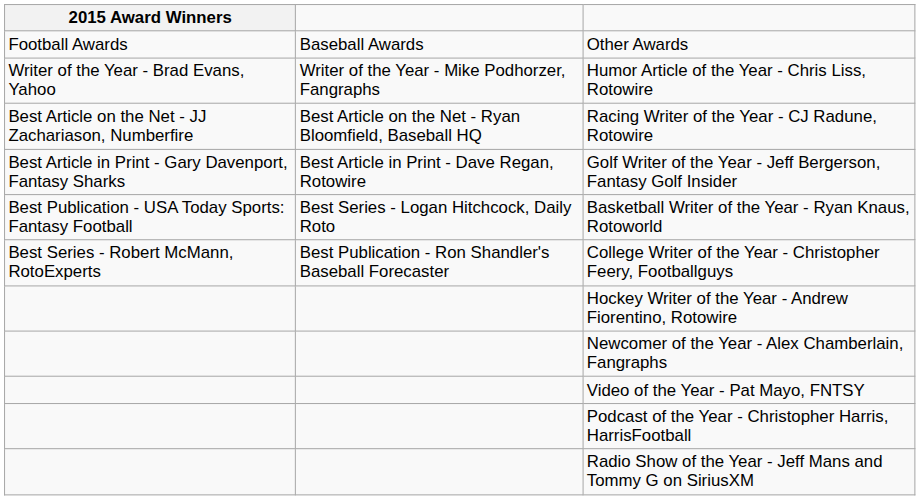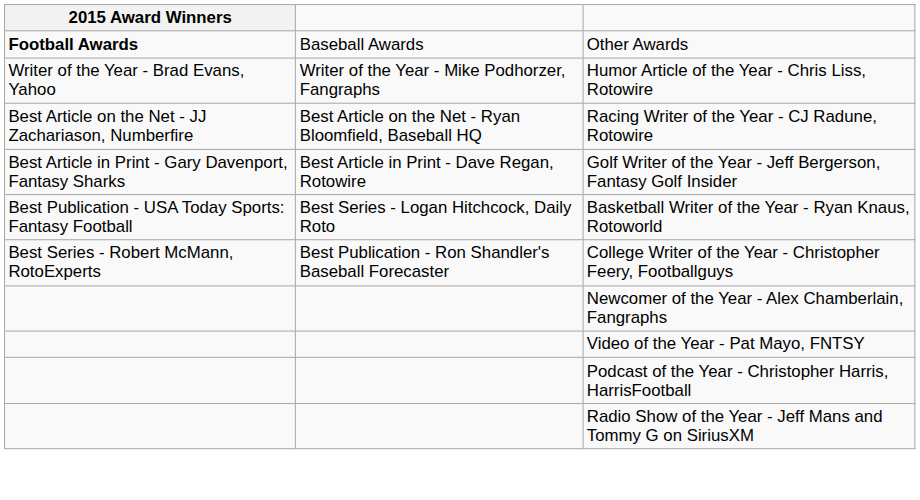(68, 44) normal -> (73, 44) bold
- row: (717, 308)
